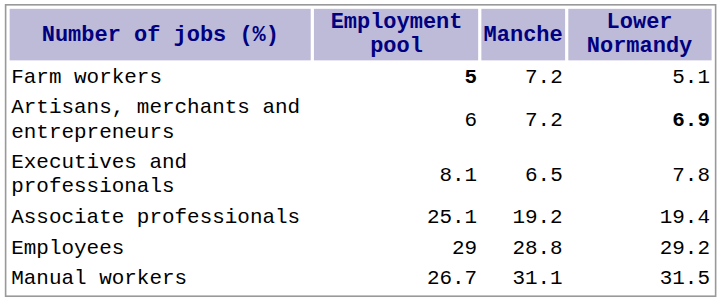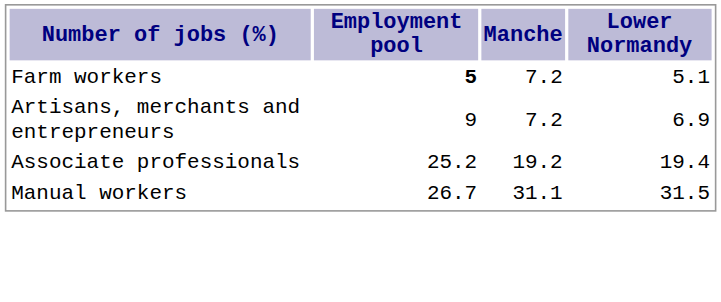(471, 120) 6 -> (471, 120) 9
(691, 120) bold -> (691, 120) normal
- row: (99, 175)
(452, 217) 25.1 -> (452, 163) 25.2
- row: (68, 248)
